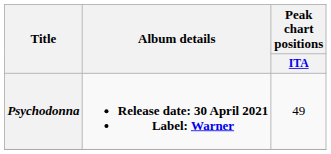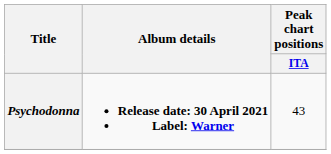(299, 111) 49 -> (299, 111) 43
